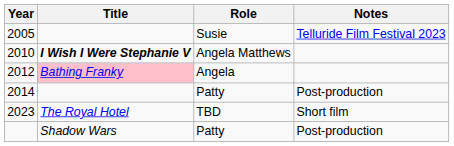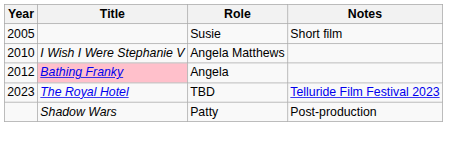(371, 33) Telluride Film Festival 2023 -> (316, 33) Short film
(115, 53) bold -> (112, 53) normal
- row: (21, 92)
(322, 111) Short film -> (365, 92) Telluride Film Festival 2023
